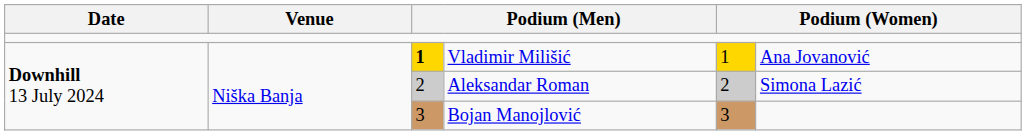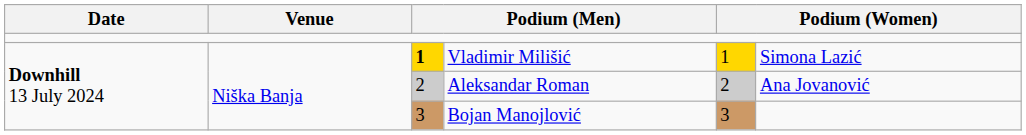(815, 56) Ana Jovanović -> (811, 56) Simona Lazić
(811, 85) Simona Lazić -> (815, 85) Ana Jovanović
